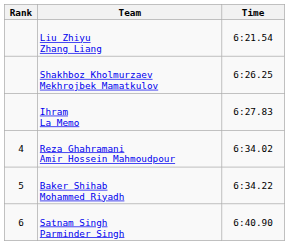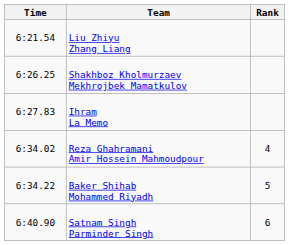columns swapped: (21, 12) <-> (253, 12)
